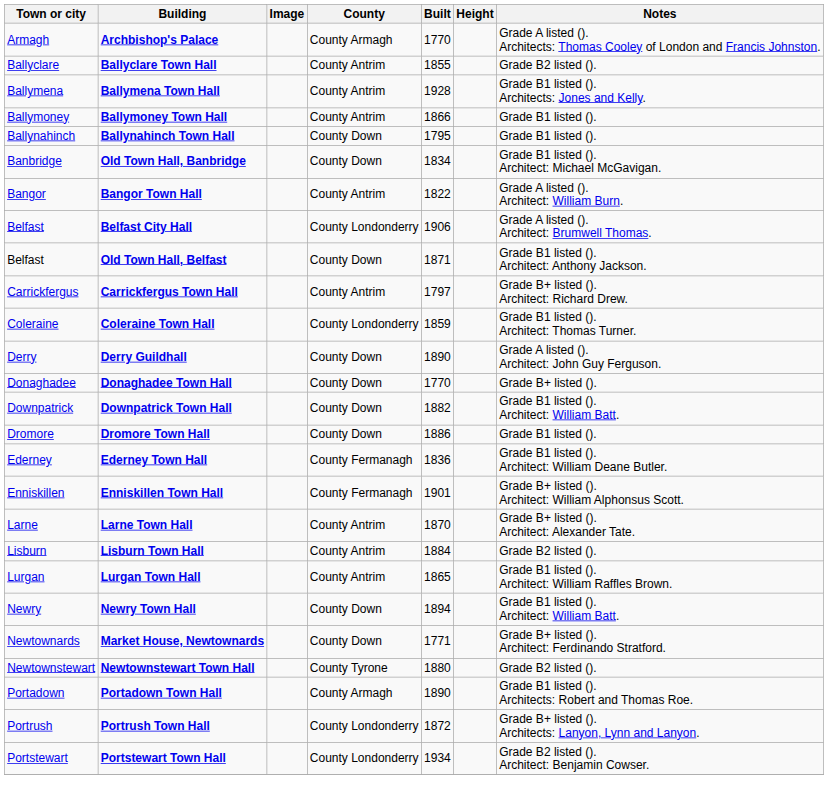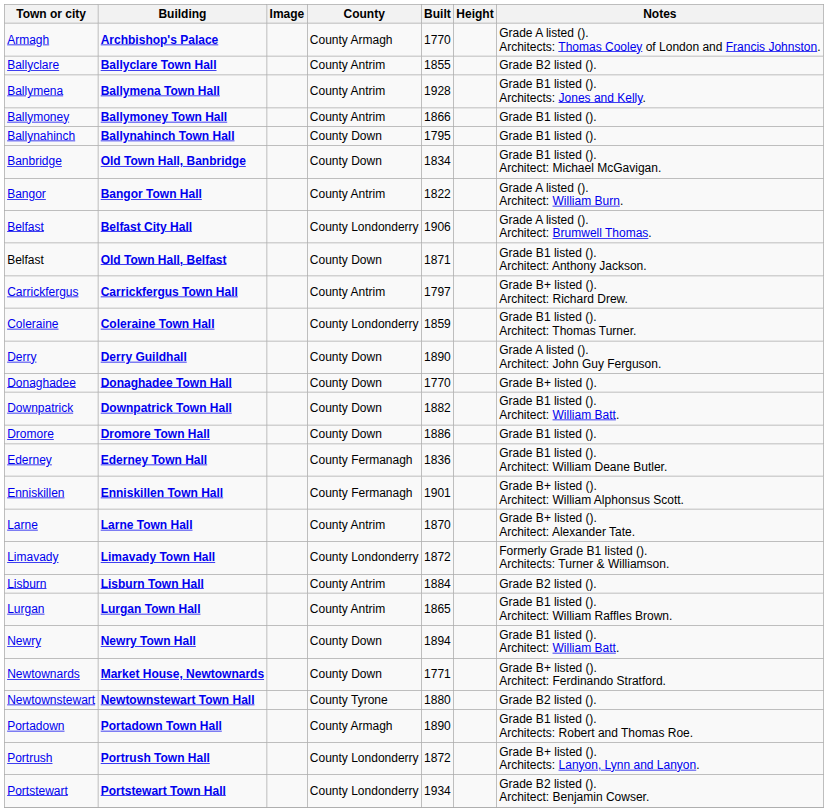+ row: (158, 557)
